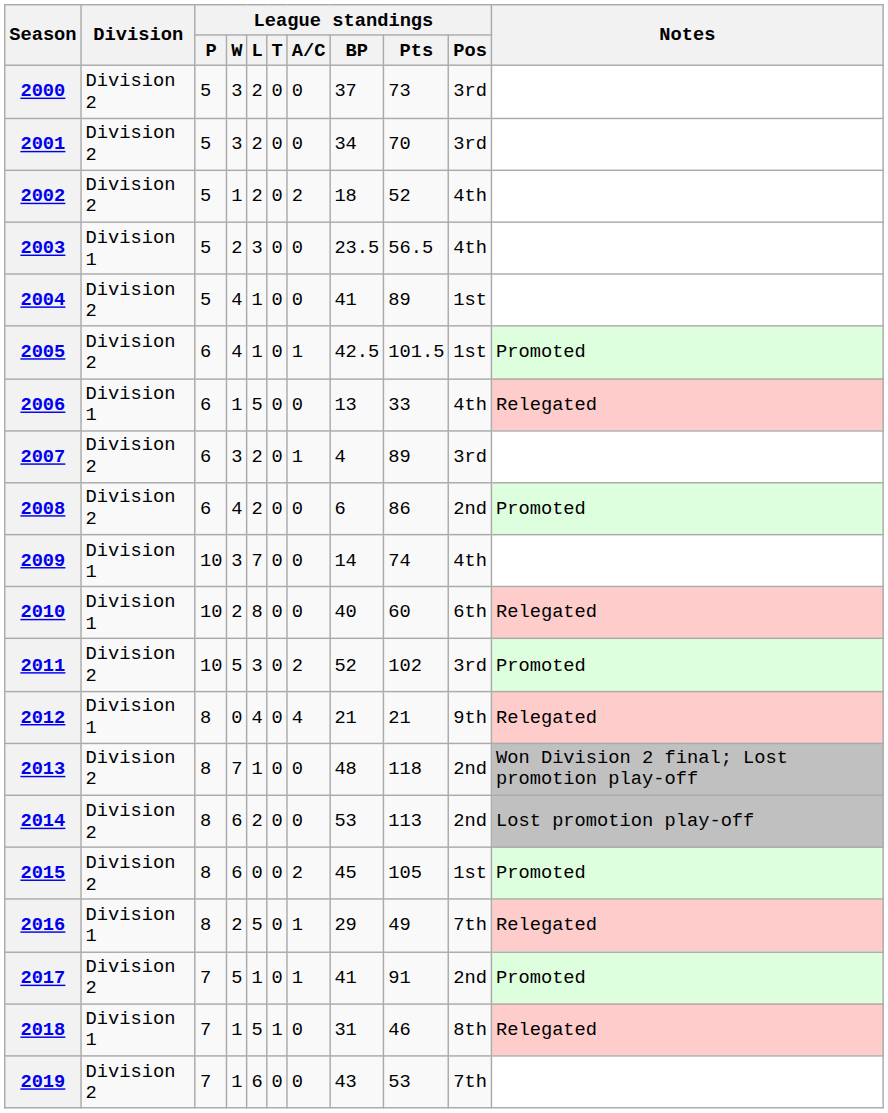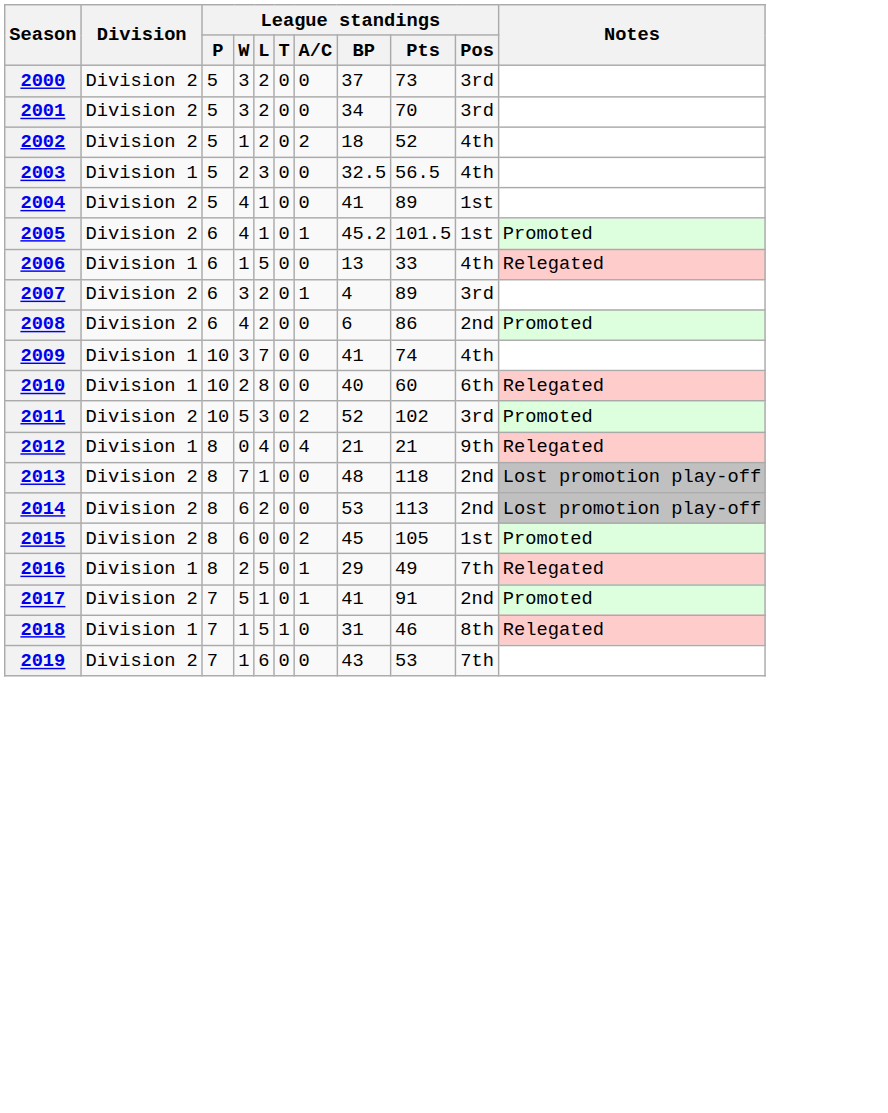(357, 248) 23.5 -> (364, 173) 32.5
(357, 352) 42.5 -> (364, 234) 45.2
(346, 561) 14 -> (352, 356) 41
(642, 769) Won Division 2 final; Lost promotion play-off -> (632, 478) Lost promotion play-off
